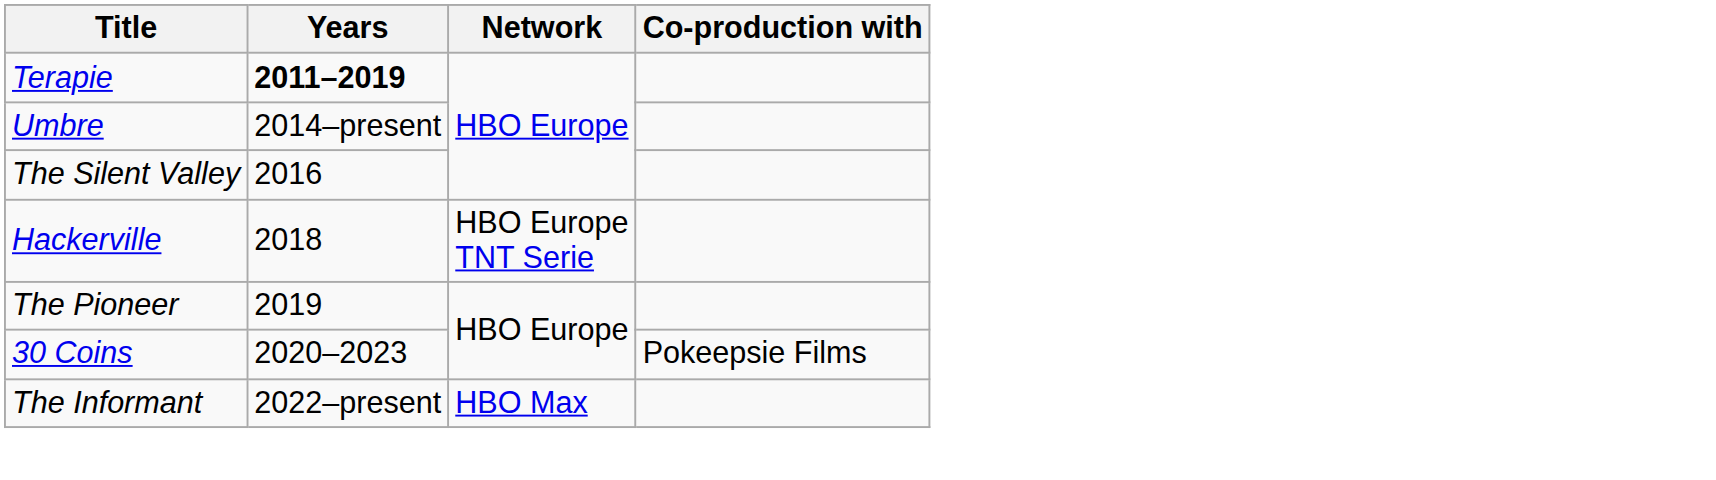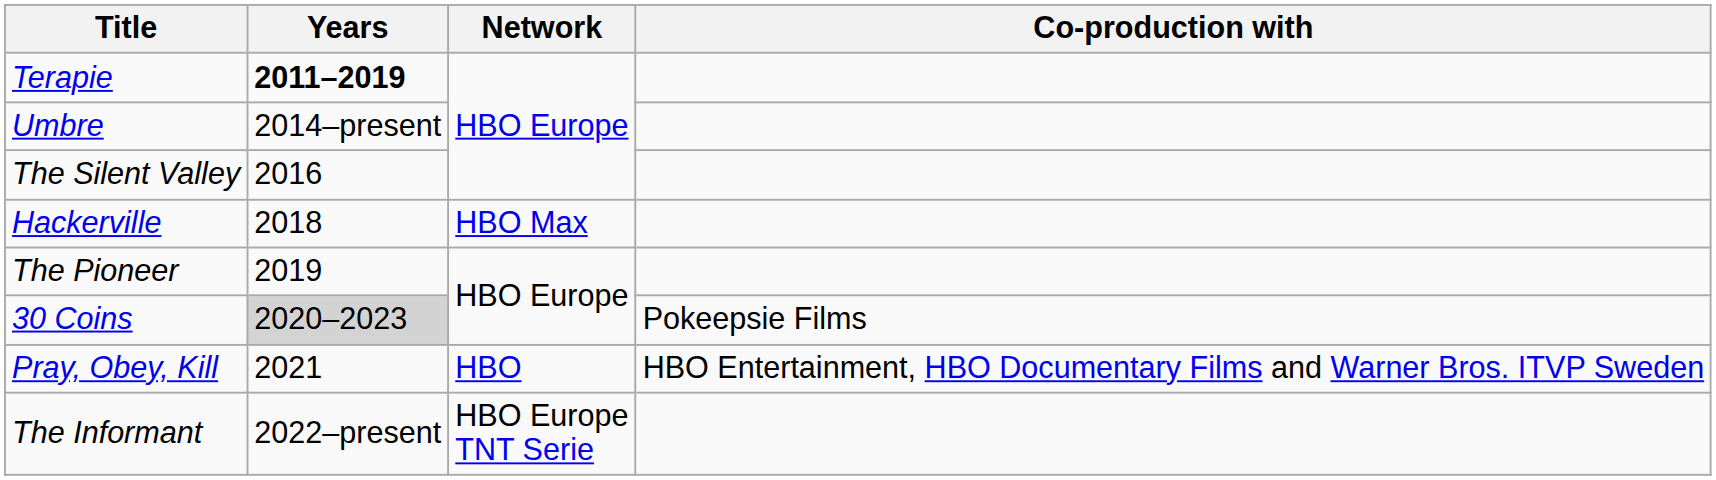(542, 239) HBO Europe TNT Serie -> (521, 222) HBO Max
(331, 353) no background -> (331, 319) lightgrey background
+ row: (115, 367)
(521, 402) HBO Max -> (542, 433) HBO Europe TNT Serie
